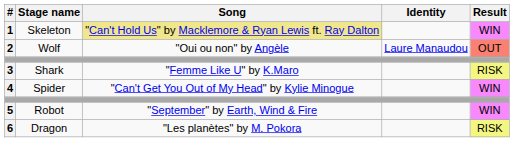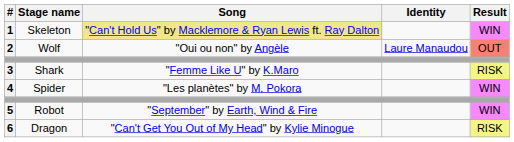(232, 88) "Can't Get You Out of My Head" by Kylie Minogue -> (232, 88) "Les planètes" by M. Pokora
(232, 128) "Les planètes" by M. Pokora -> (232, 128) "Can't Get You Out of My Head" by Kylie Minogue
